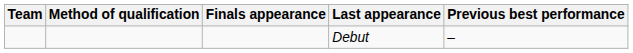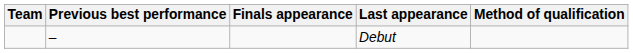columns swapped: (124, 15) <-> (536, 15)
